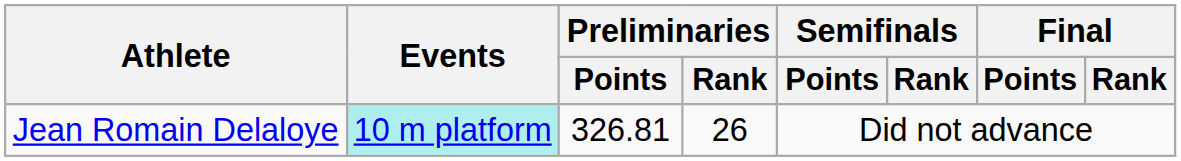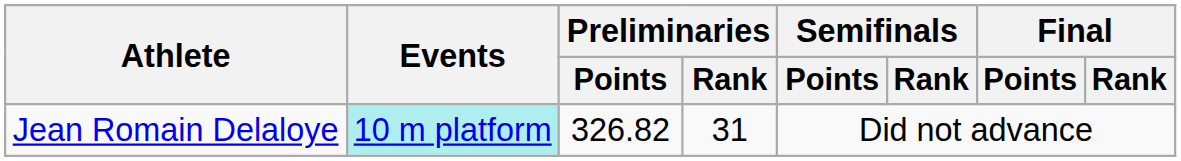(620, 131) 326.81 -> (620, 131) 326.82
(730, 131) 26 -> (730, 131) 31
